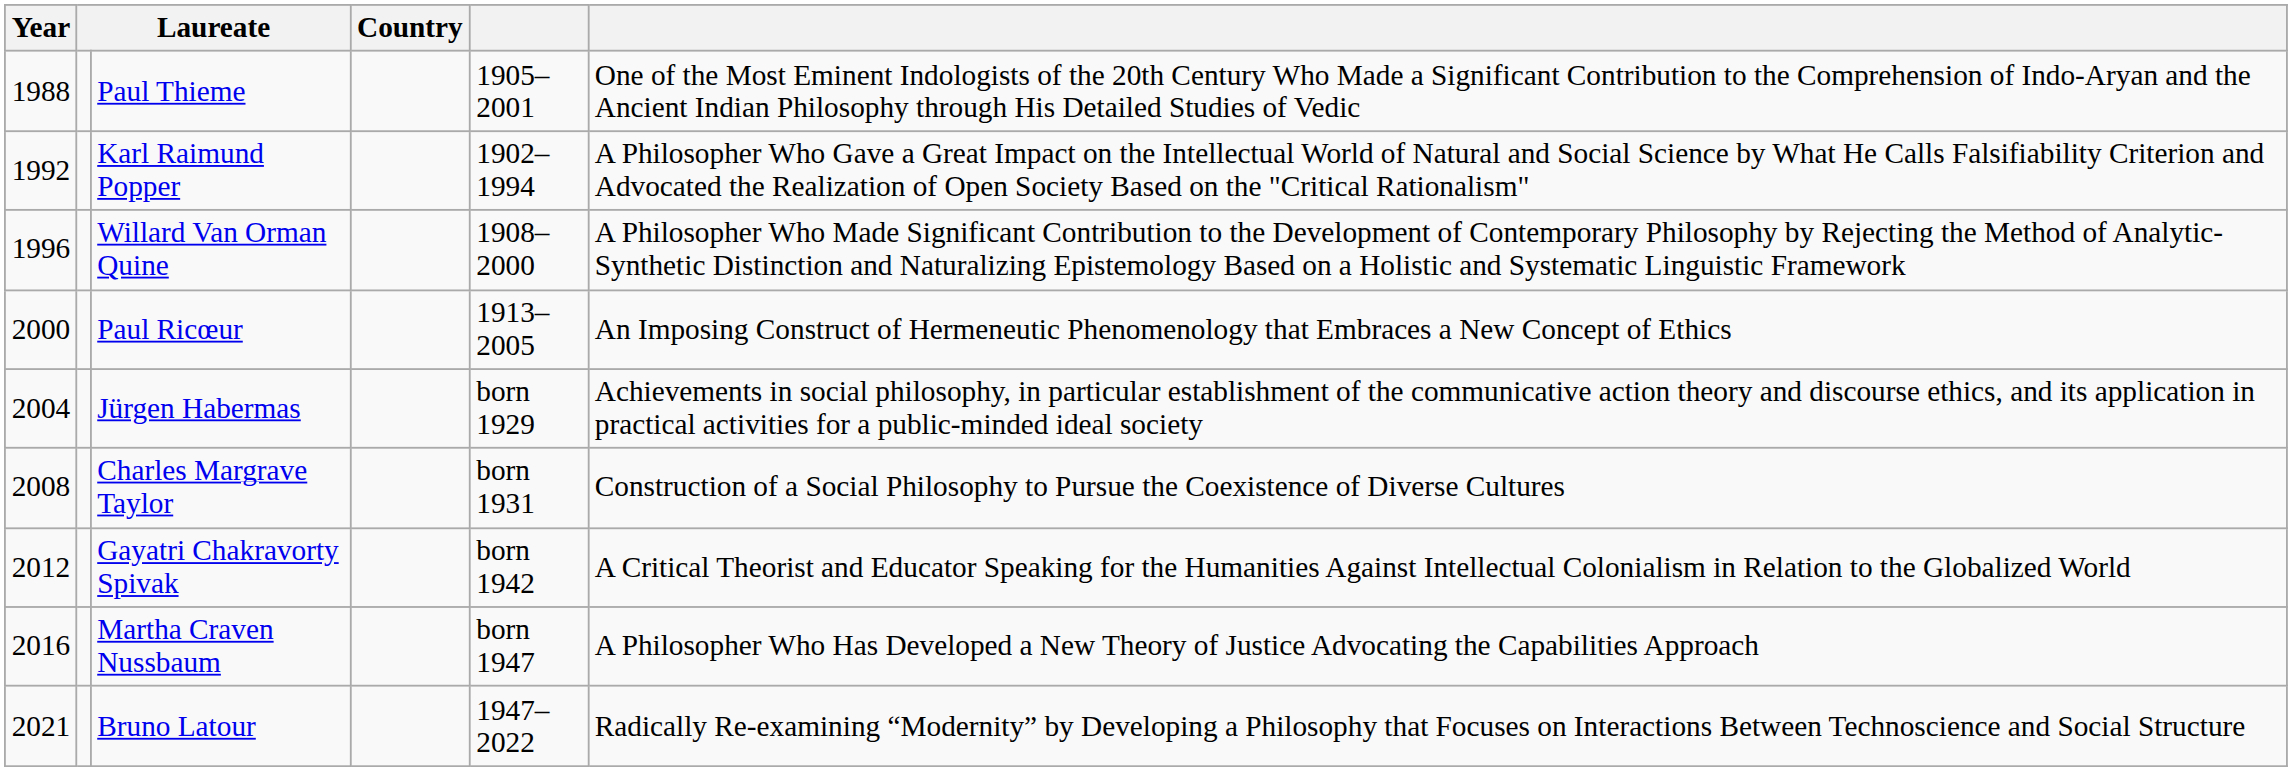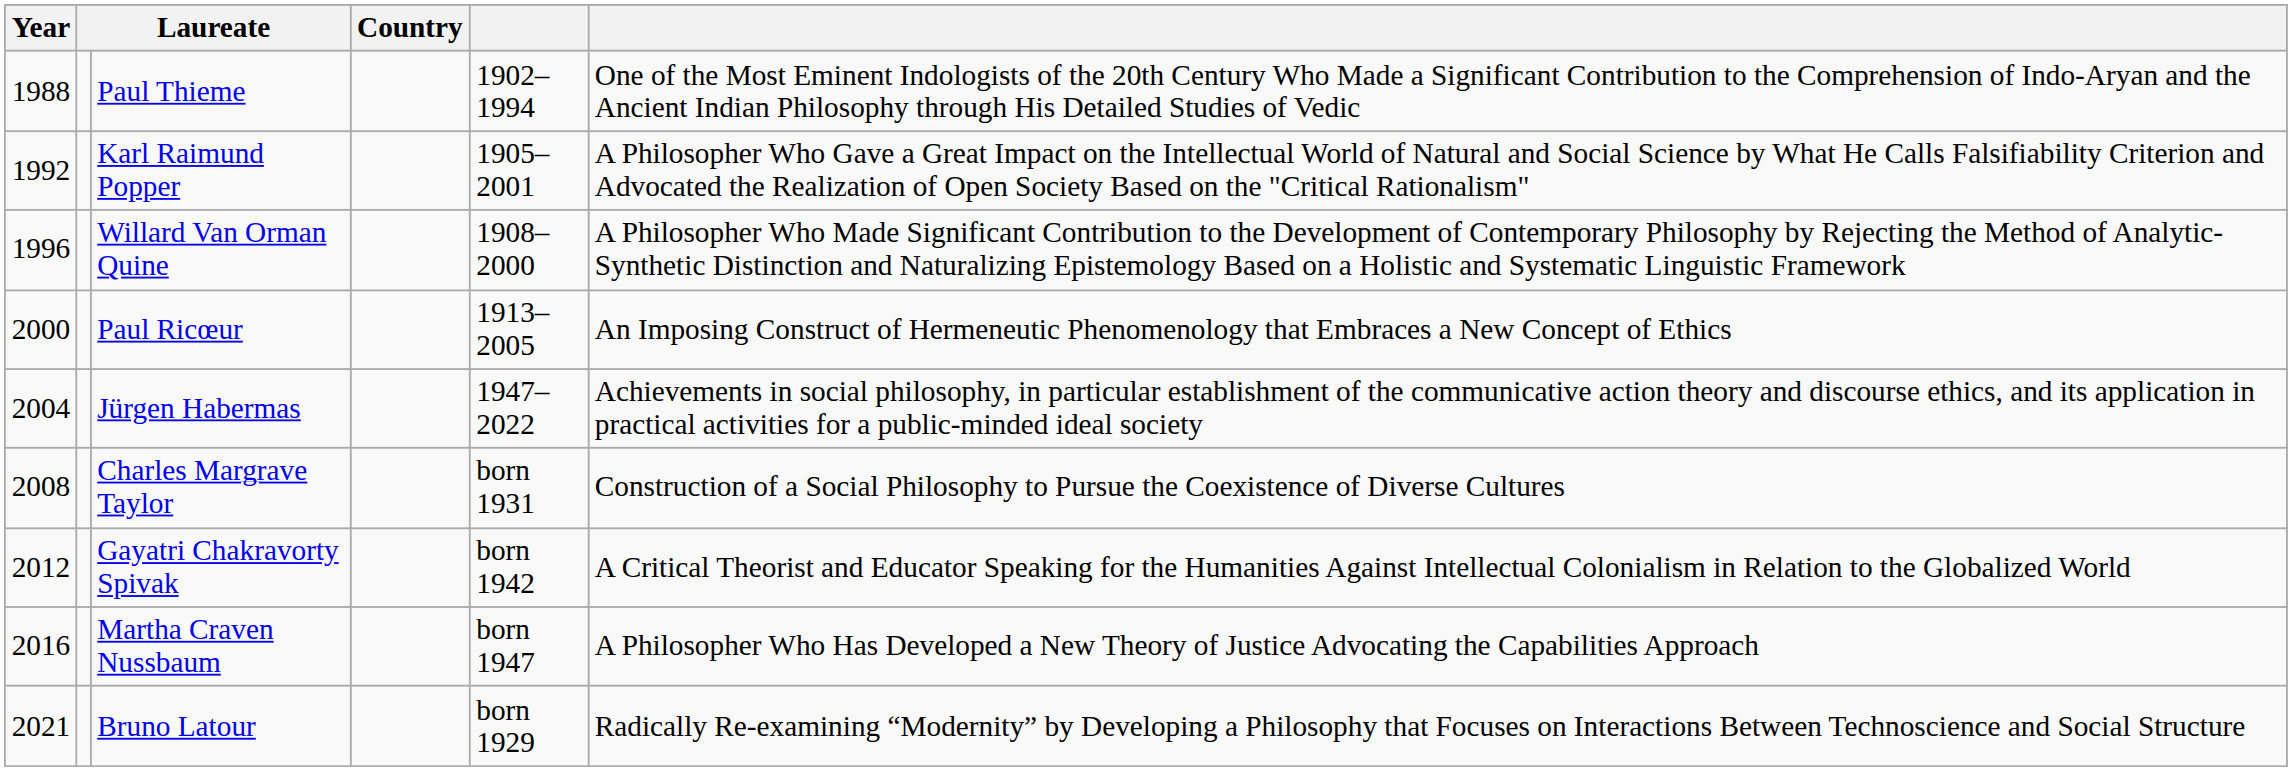(513, 90) 1905–2001 -> (513, 90) 1902–1994
(513, 170) 1902–1994 -> (513, 170) 1905–2001
(506, 408) born 1929 -> (513, 408) 1947–2022
(513, 725) 1947–2022 -> (506, 725) born 1929
